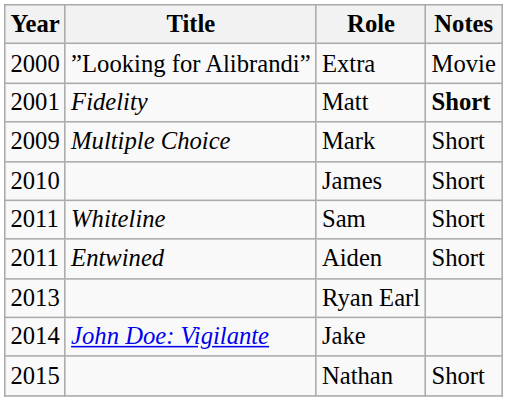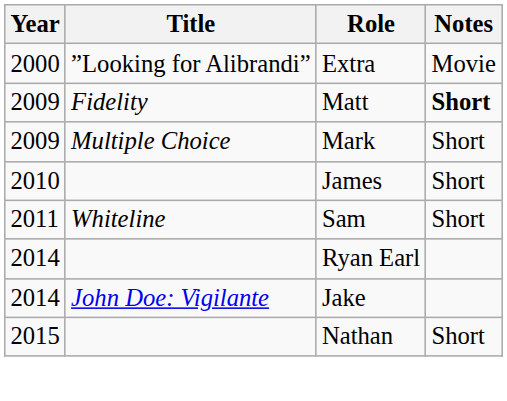(35, 102) 2001 -> (35, 102) 2009
- row: (352, 258)
(35, 297) 2013 -> (35, 258) 2014
